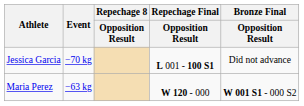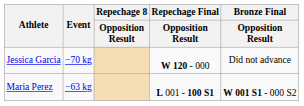(185, 66) L 001 - 100 S1 -> (185, 66) W 120 - 000
(185, 93) W 120 - 000 -> (185, 93) L 001 - 100 S1
